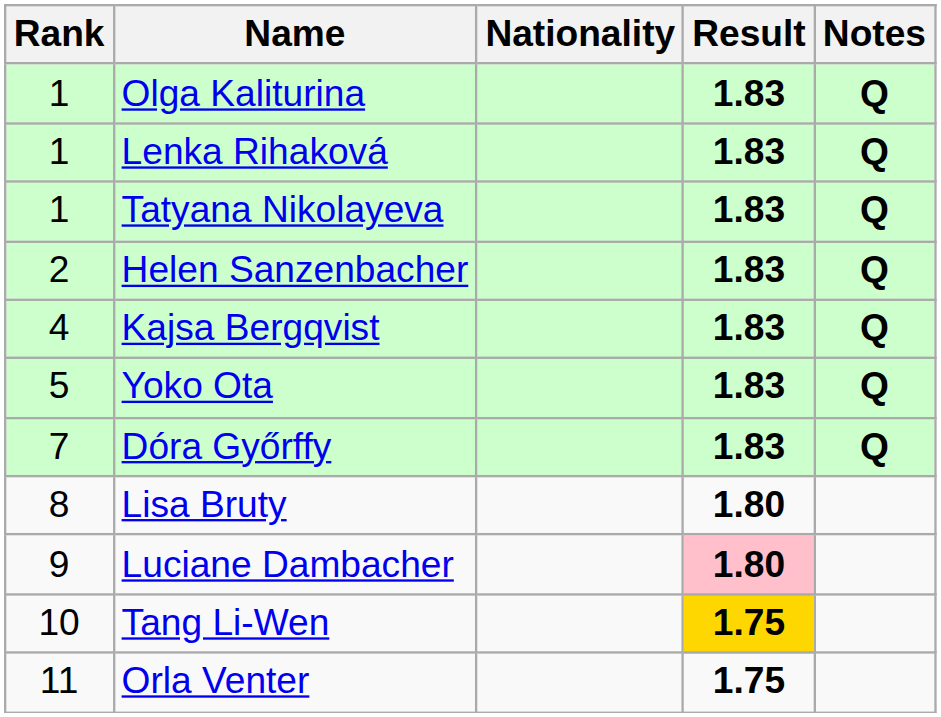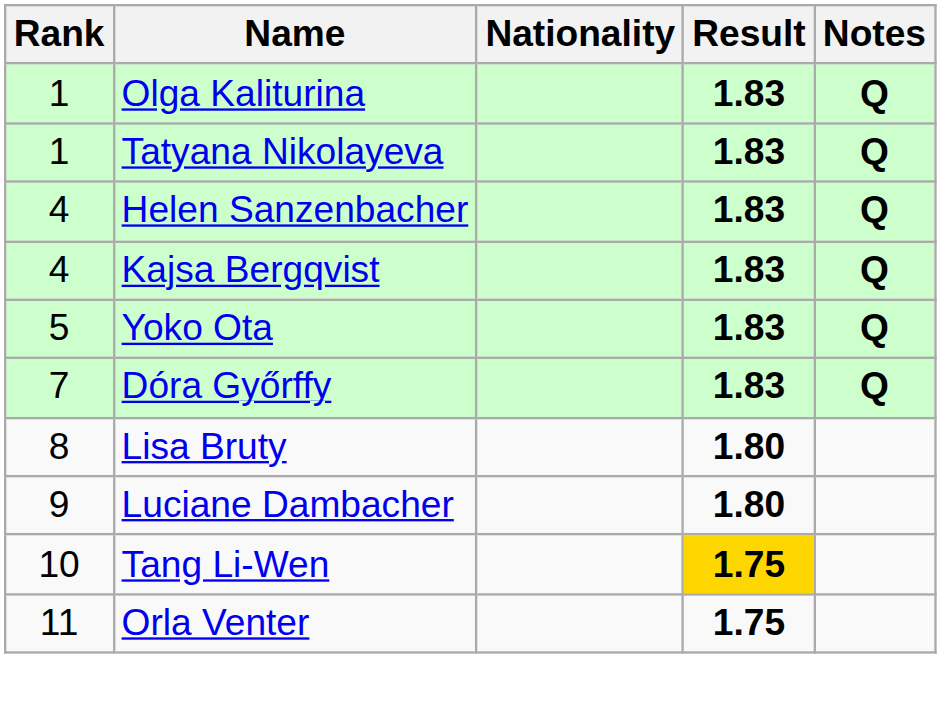- row: (255, 151)
(59, 269) 2 -> (59, 210) 4
(749, 563) pink background -> (749, 504) no background
